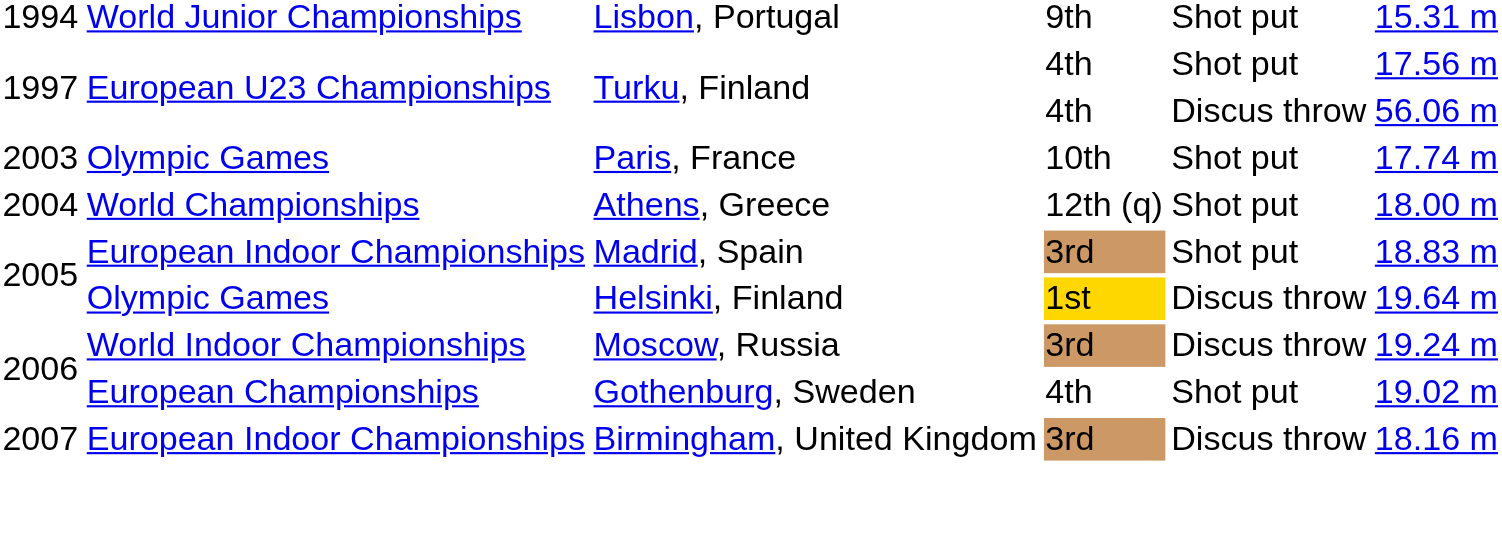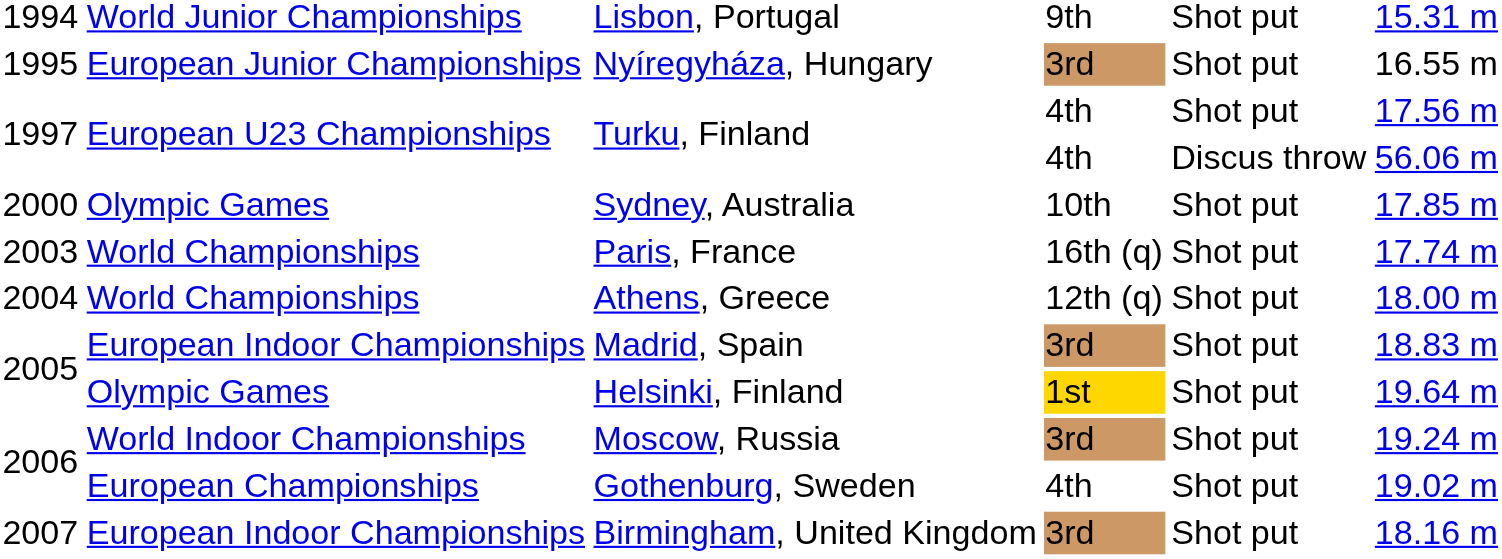+ row: (40, 63)
+ row: (40, 204)
(208, 157) Olympic Games -> (253, 251) World Championships
(1078, 157) 10th -> (1104, 251) 16th (q)
(1269, 298) Discus throw -> (1235, 391) Shot put
(1269, 345) Discus throw -> (1235, 438) Shot put
(1269, 438) Discus throw -> (1235, 532) Shot put
